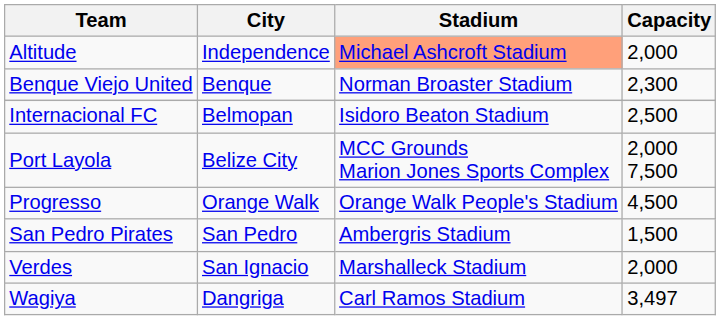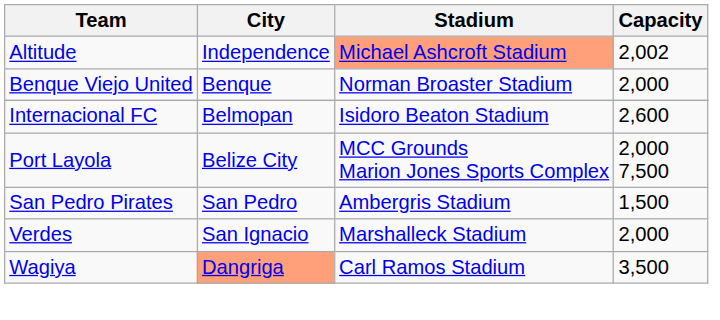(652, 52) 2,000 -> (644, 52) 2,002
(652, 84) 2,300 -> (644, 84) 2,000
(652, 116) 2,500 -> (644, 116) 2,600
- row: (55, 203)
(243, 298) no background -> (243, 266) lightsalmon background
(652, 298) 3,497 -> (644, 266) 3,500
